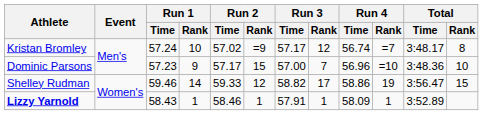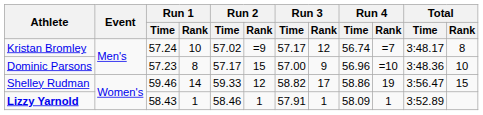(195, 66) 9 -> (195, 66) 8
(324, 66) 7 -> (324, 66) 9
